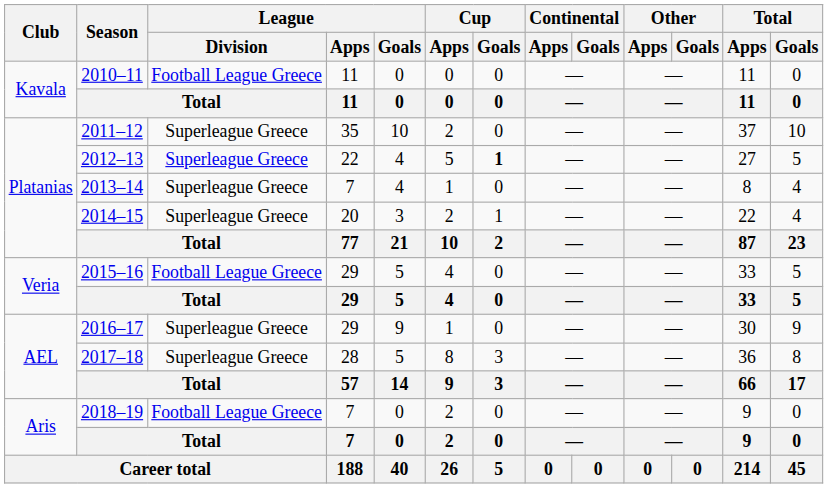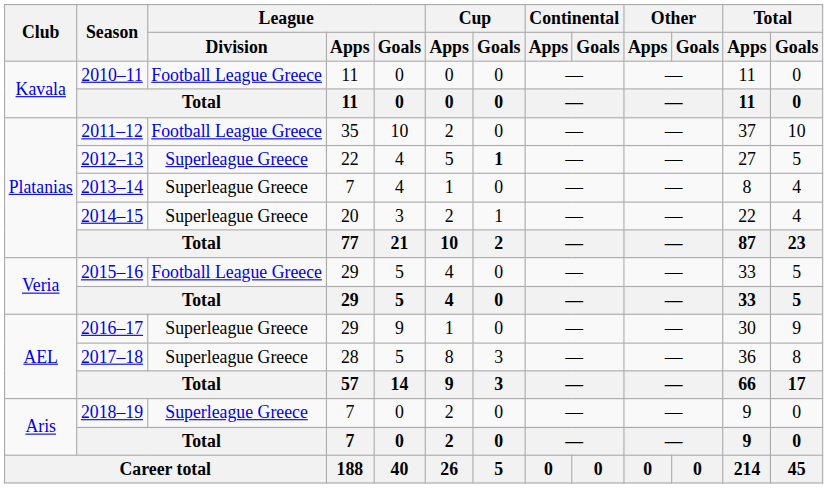(237, 131) Superleague Greece -> (237, 131) Football League Greece
(237, 412) Football League Greece -> (237, 412) Superleague Greece
